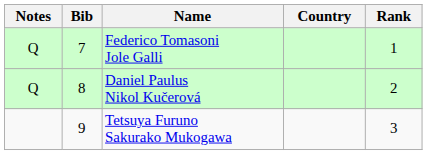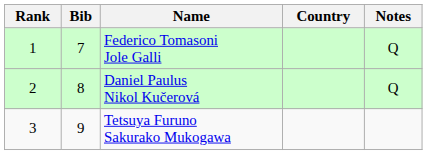columns swapped: (394, 16) <-> (33, 16)
